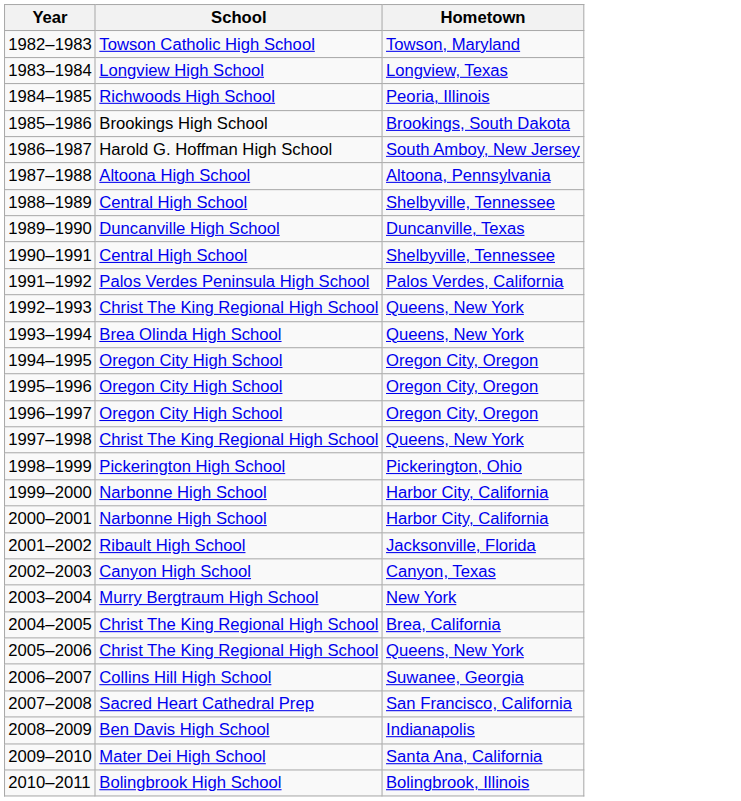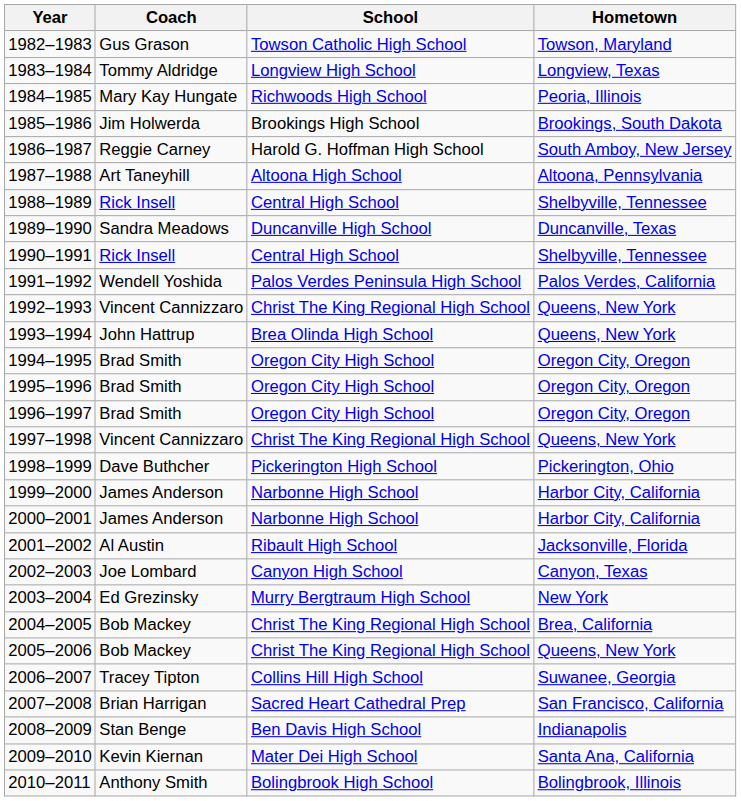+ column: (171, 17)
